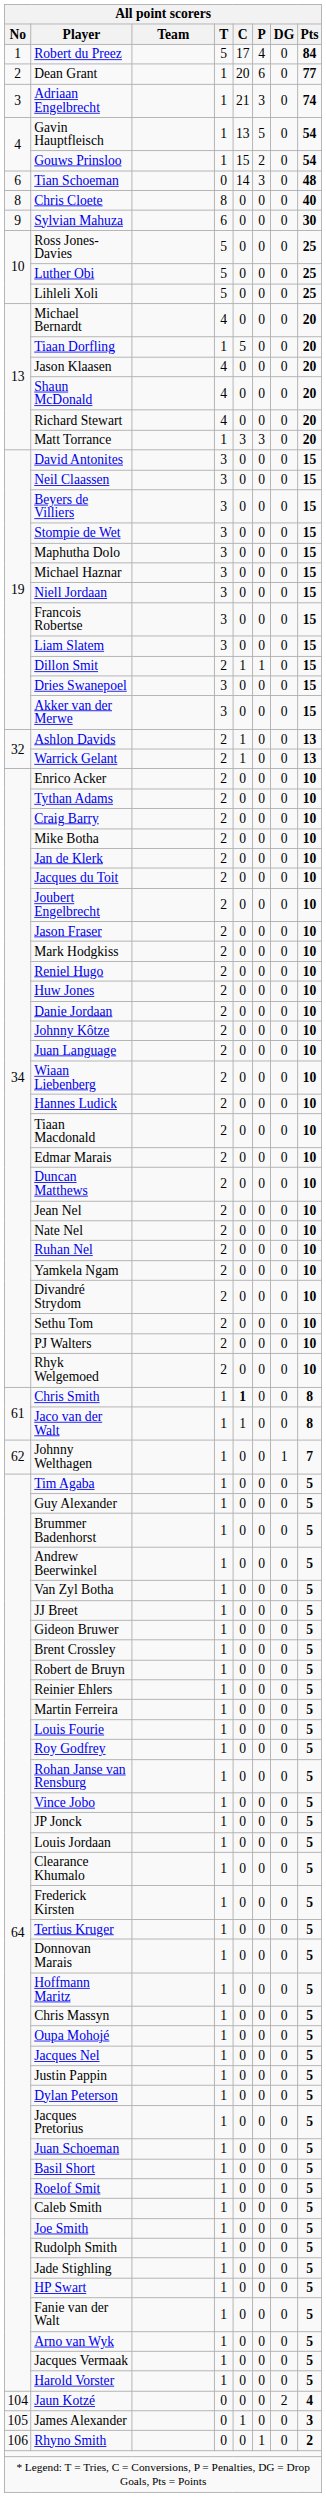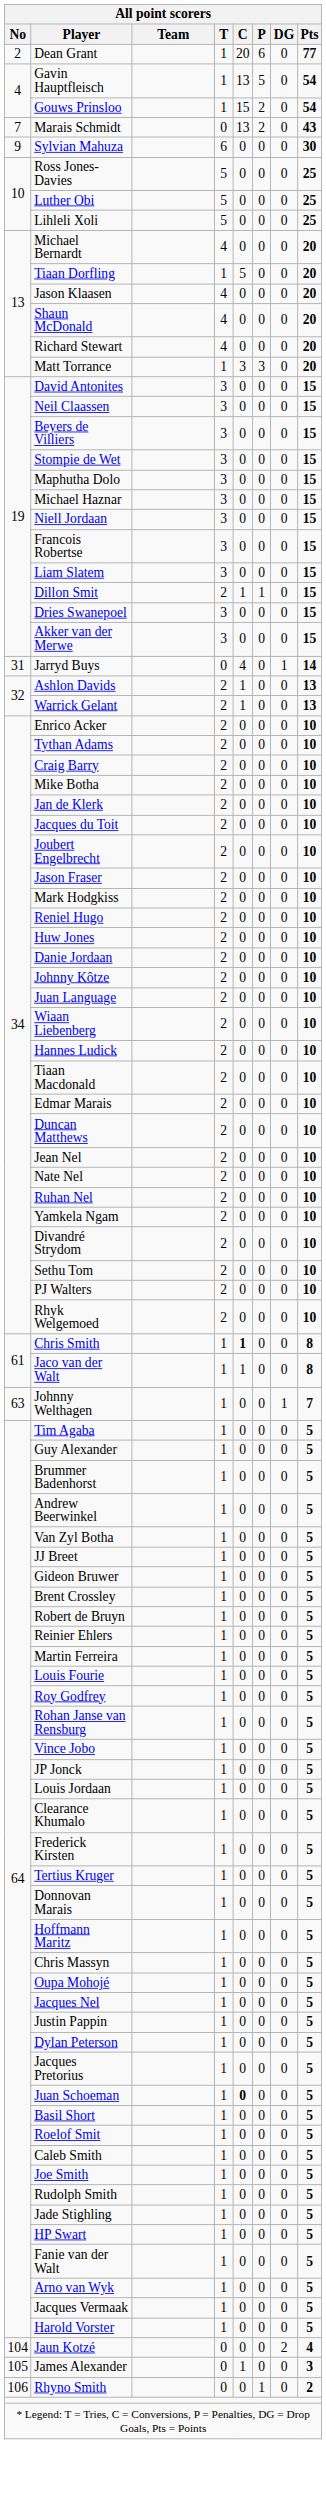- row: (78, 54)
- row: (67, 100)
- row: (76, 180)
+ row: (77, 127)
- row: (68, 200)
+ row: (67, 665)
(18, 1457) 62 -> (18, 1403) 63
(243, 2148) normal -> (243, 2095) bold
